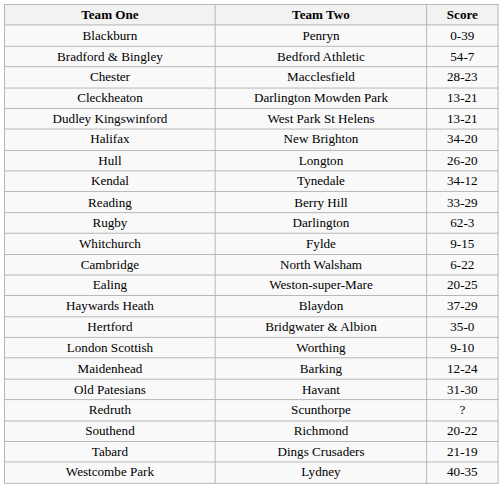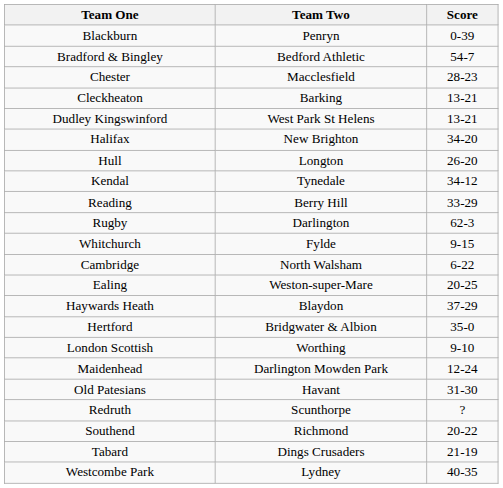(321, 98) Darlington Mowden Park -> (321, 98) Barking
(321, 368) Barking -> (321, 368) Darlington Mowden Park
